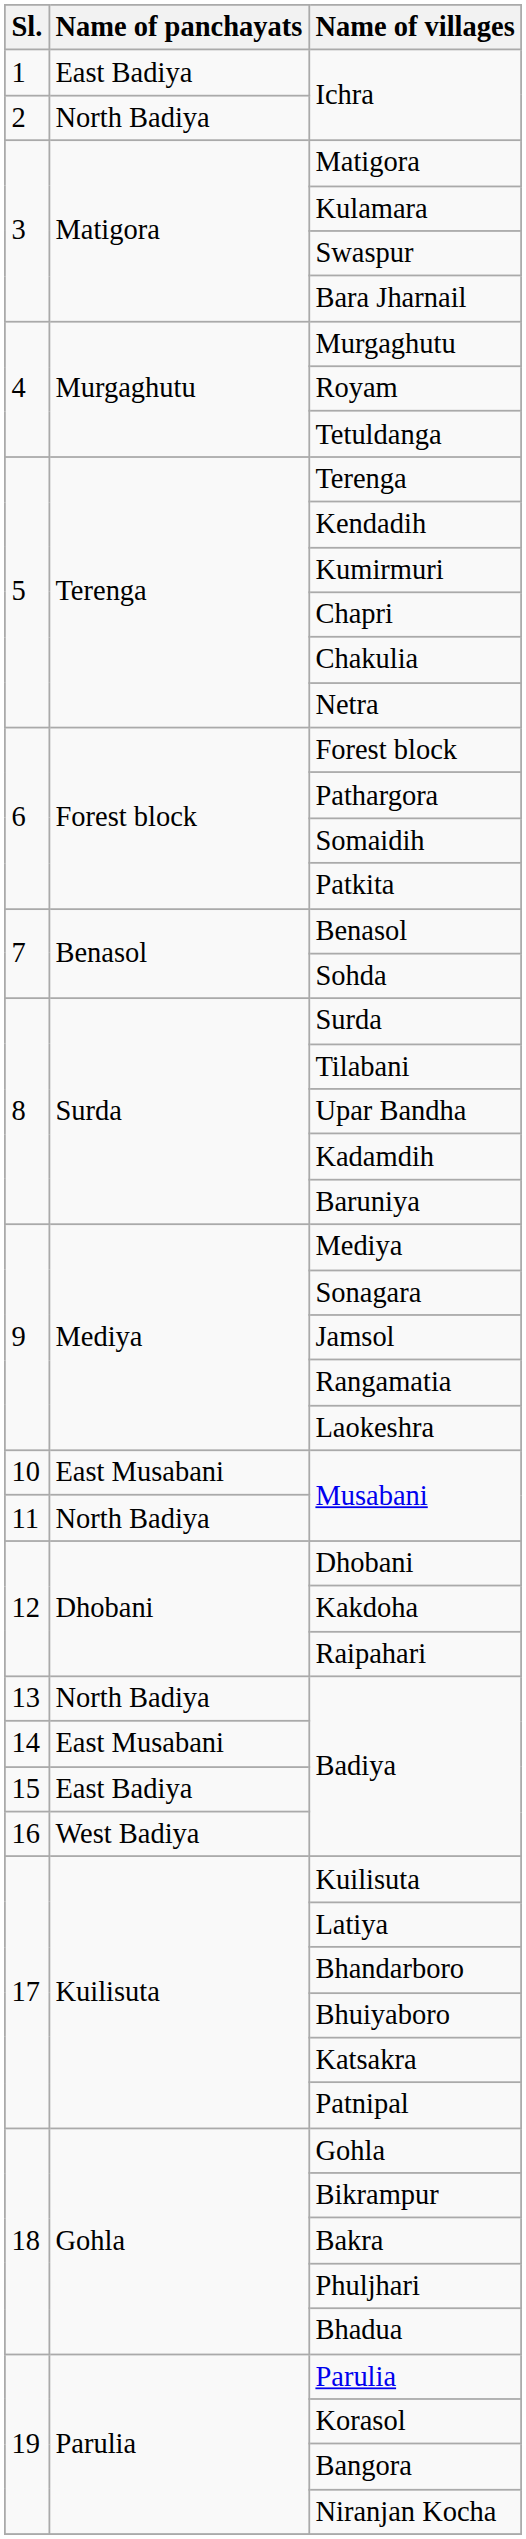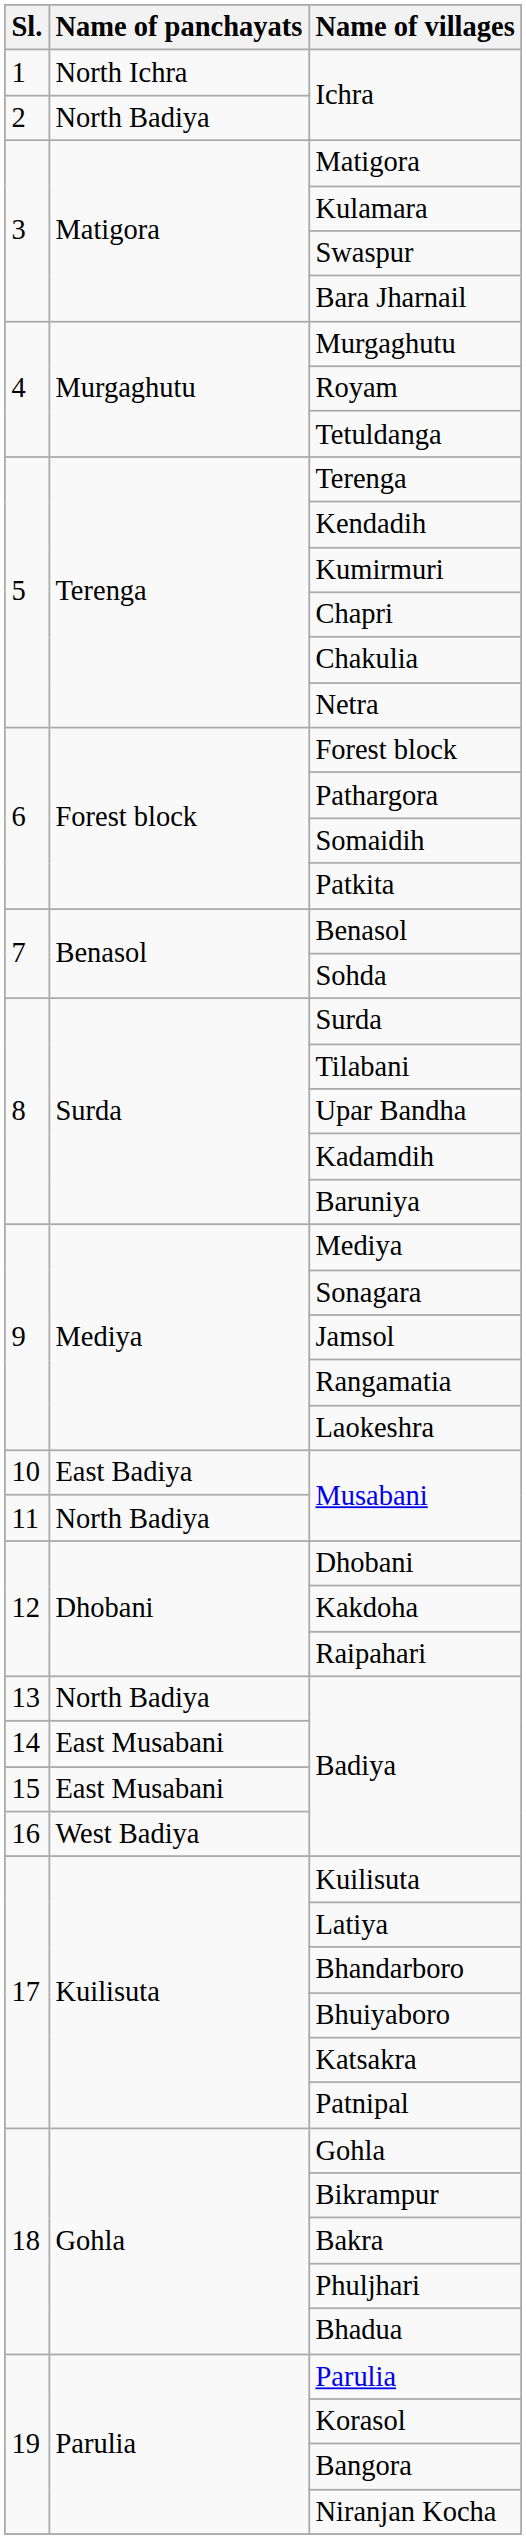(124, 72) East Badiya -> (121, 72) North Ichra
(140, 1472) East Musabani -> (124, 1472) East Badiya
(124, 1788) East Badiya -> (140, 1788) East Musabani
